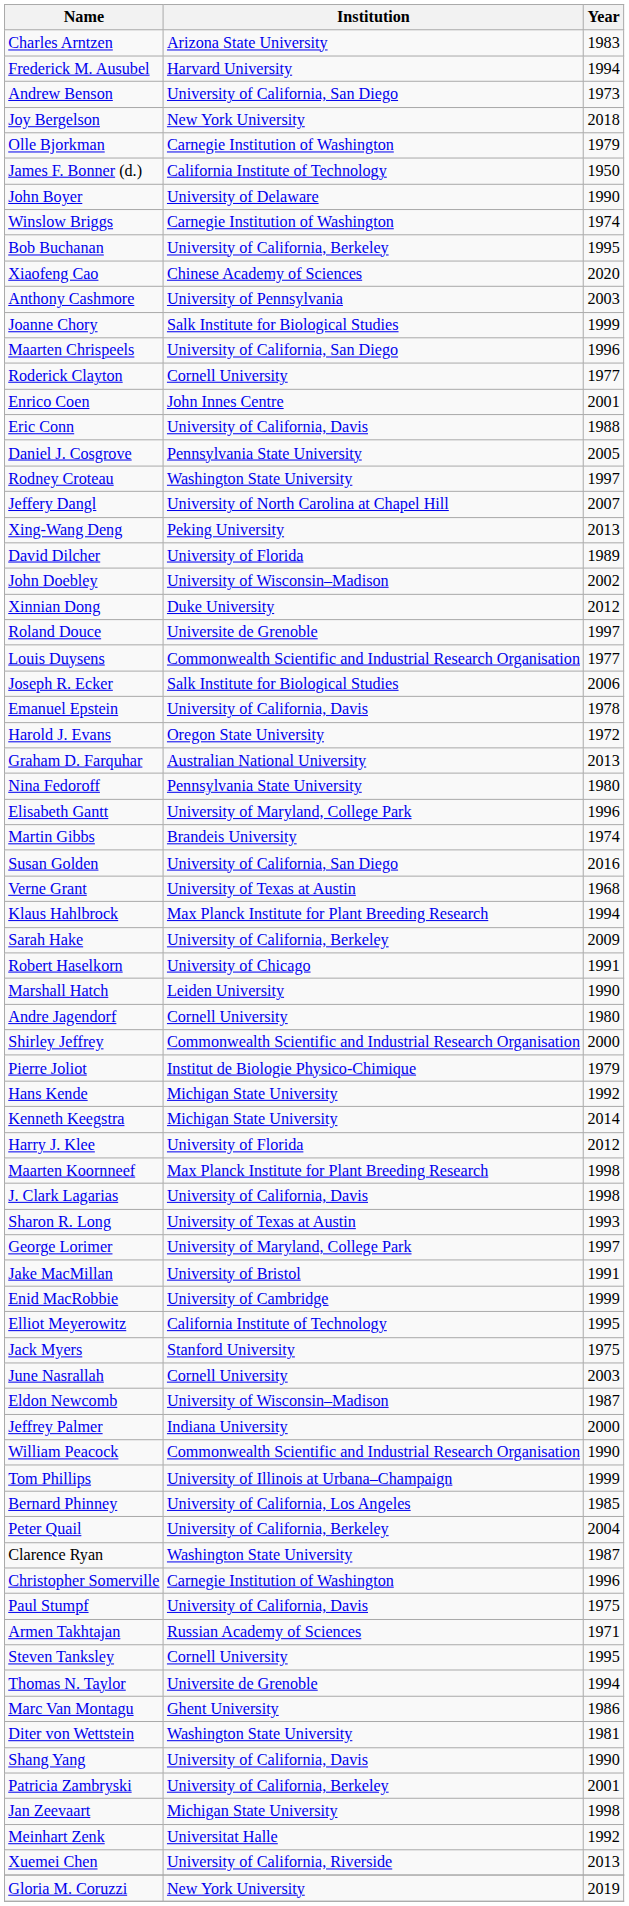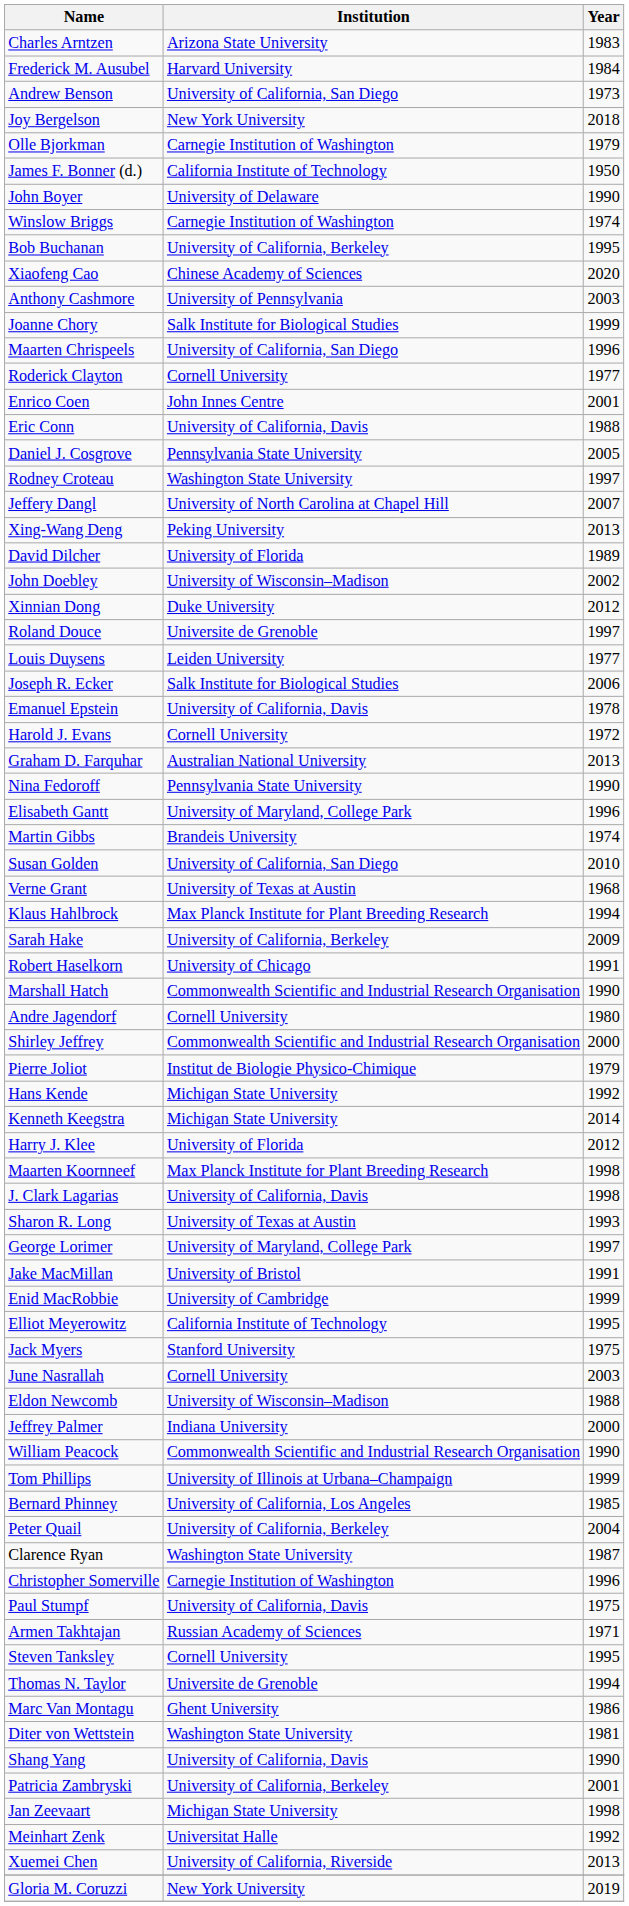(604, 68) 1994 -> (604, 68) 1984
(373, 658) Commonwealth Scientific and Industrial Research Organisation -> (226, 658) Leiden University
(245, 734) Oregon State University -> (227, 734) Cornell University
(604, 786) 1980 -> (604, 786) 1990
(604, 863) 2016 -> (604, 863) 2010
(226, 991) Leiden University -> (373, 991) Commonwealth Scientific and Industrial Research Organisation
(604, 1401) 1987 -> (604, 1401) 1988
